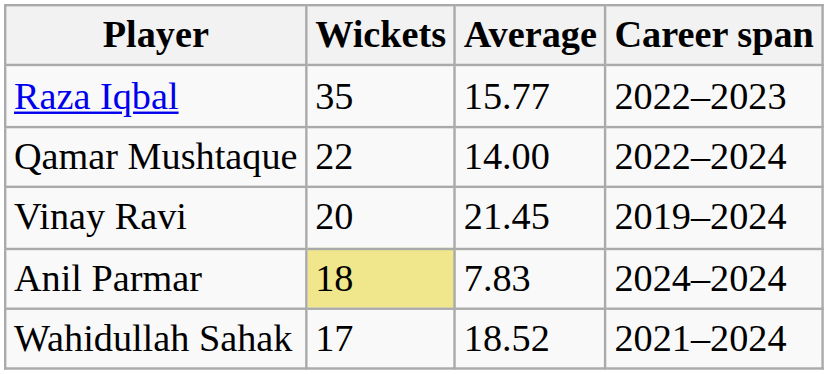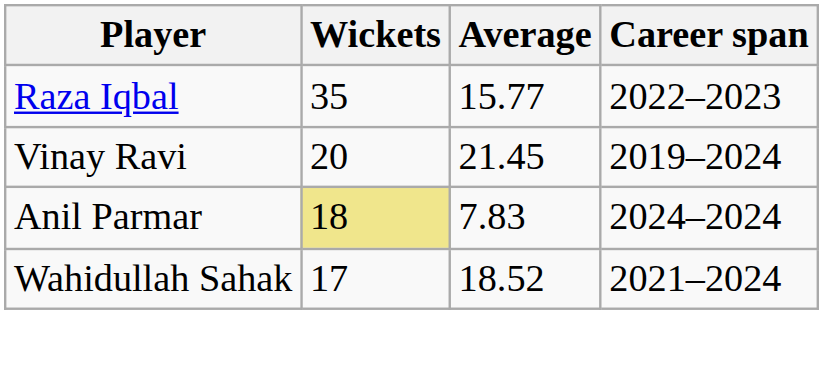- row: (156, 156)
